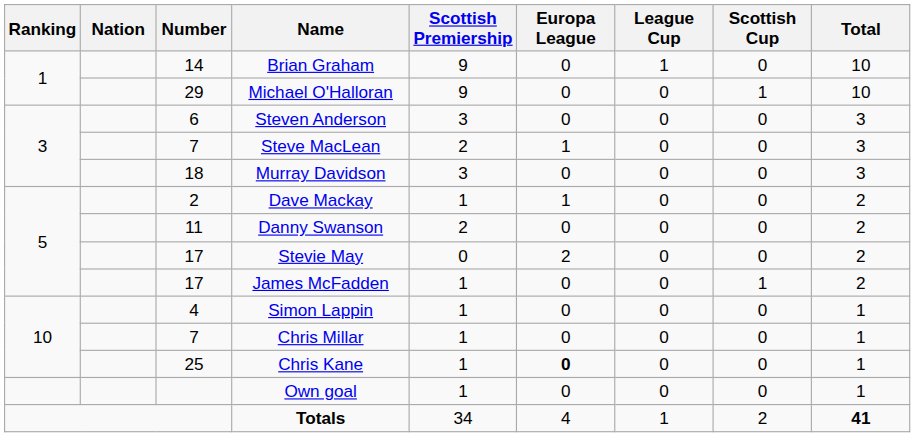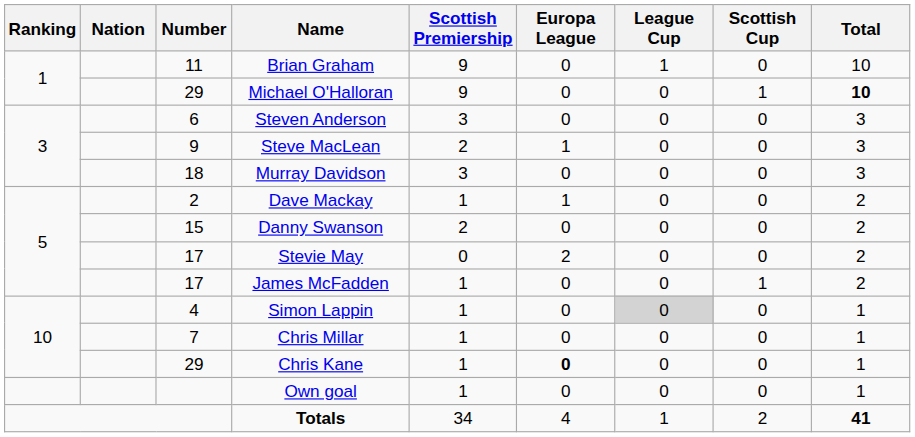(194, 65) 14 -> (194, 65) 11
(861, 92) normal -> (861, 92) bold
(194, 146) 7 -> (194, 146) 9
(194, 228) 11 -> (194, 228) 15
(664, 309) no background -> (664, 309) lightgrey background
(194, 364) 25 -> (194, 364) 29
